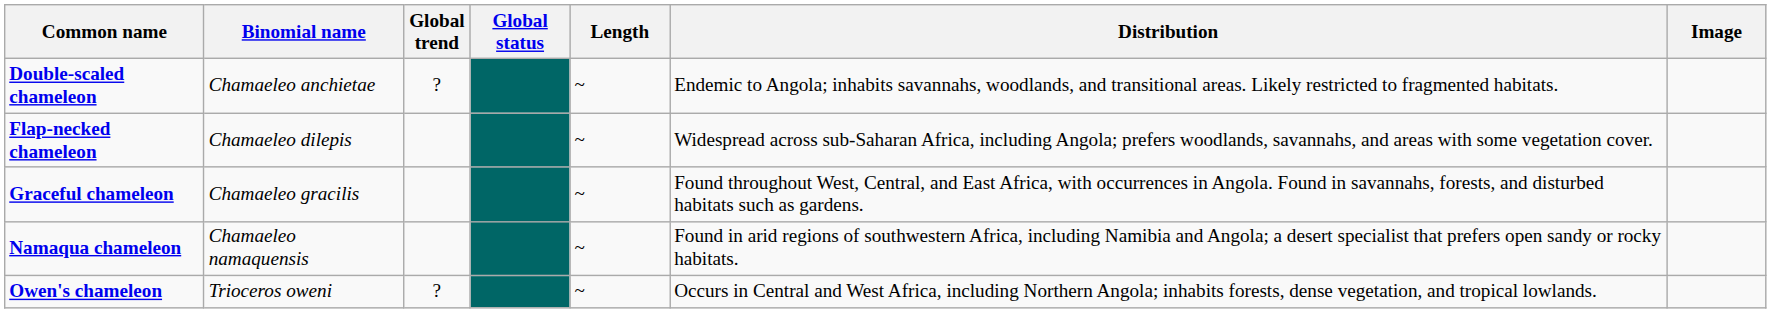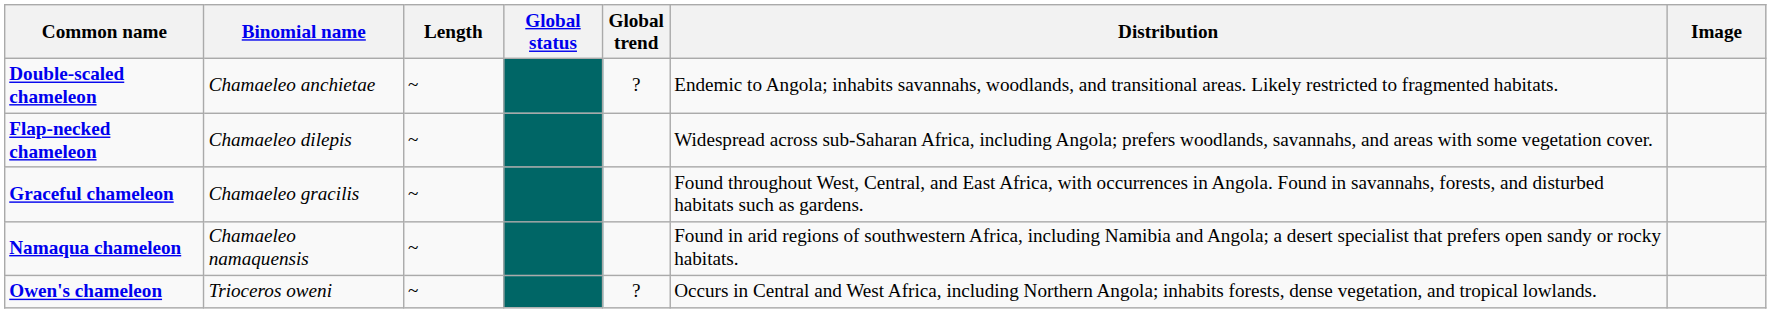columns swapped: (620, 31) <-> (437, 31)
